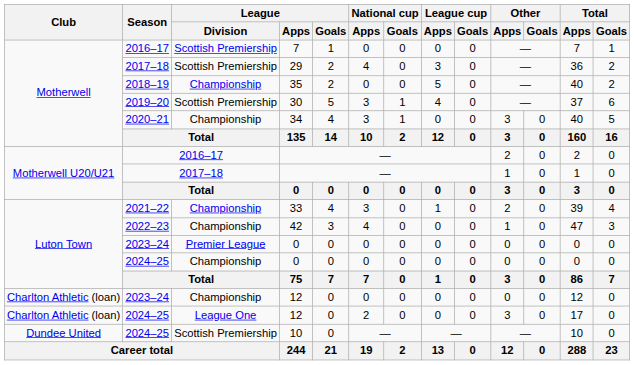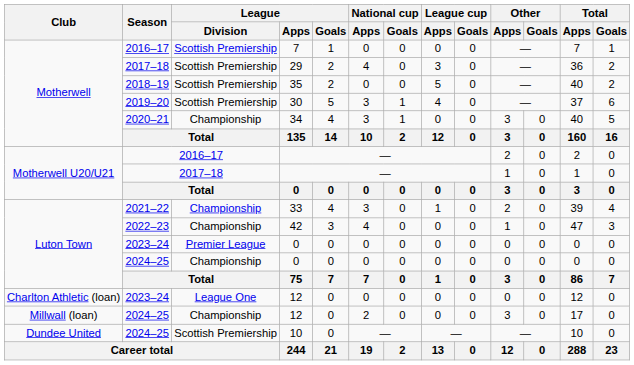(226, 84) Championship -> (226, 84) Scottish Premiership
(226, 297) Championship -> (226, 297) League One
(64, 315) Charlton Athletic (loan) -> (64, 315) Millwall (loan)
(226, 315) League One -> (226, 315) Championship
